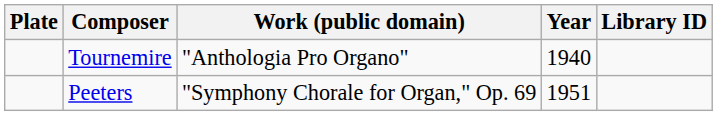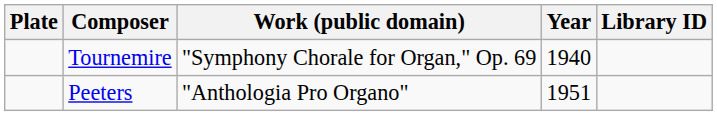(295, 57) "Anthologia Pro Organo" -> (359, 57) "Symphony Chorale for Organ," Op. 69
(359, 92) "Symphony Chorale for Organ," Op. 69 -> (295, 92) "Anthologia Pro Organo"
